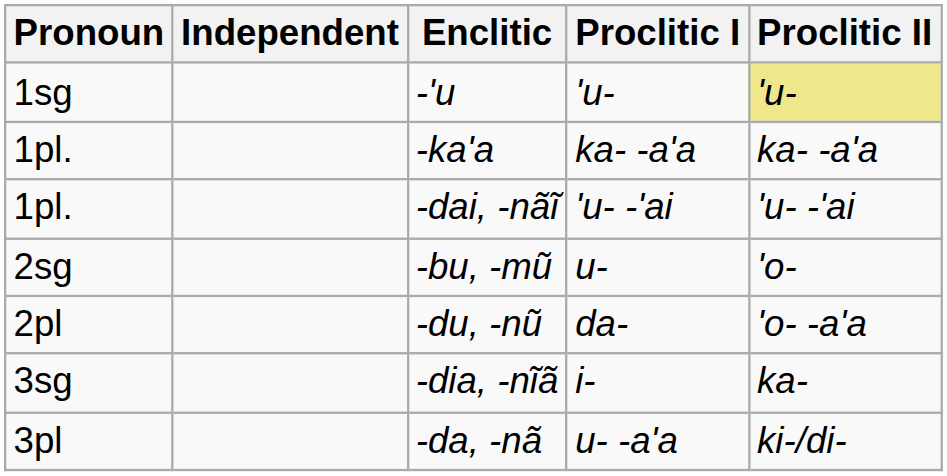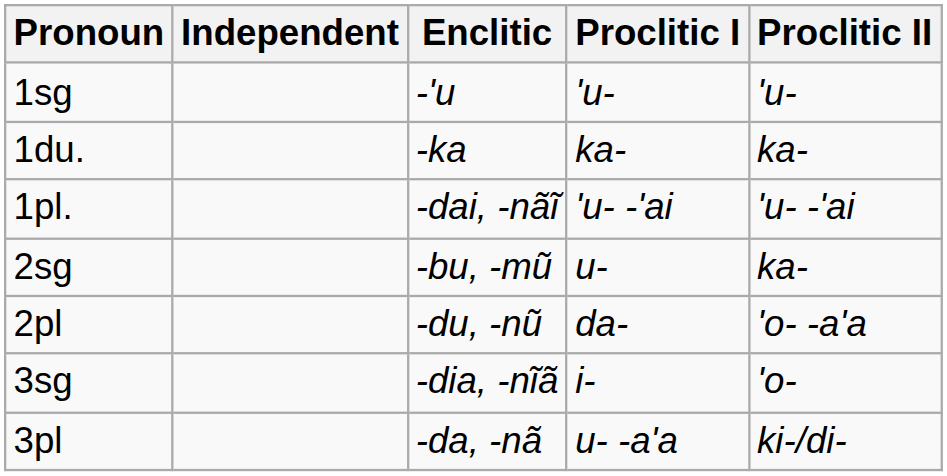(777, 91) khaki background -> (777, 91) no background
+ row: (441, 149)
- row: (455, 149)
(777, 265) 'o- -> (783, 265) ka-
(783, 382) ka- -> (777, 382) 'o-
